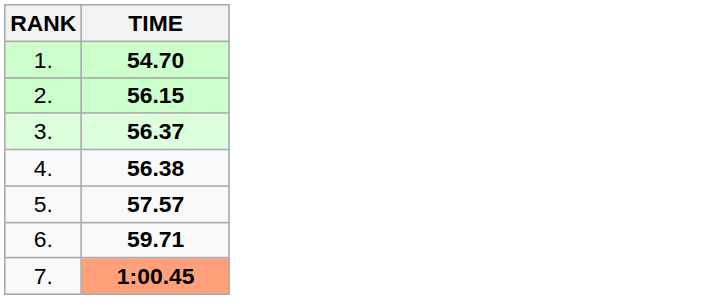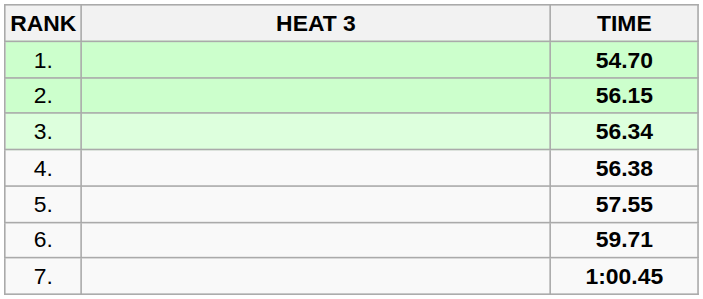+ column: (316, 23)
(156, 132) 56.37 -> (624, 132) 56.34
(156, 204) 57.57 -> (624, 204) 57.55
(156, 276) lightsalmon background -> (624, 276) no background
